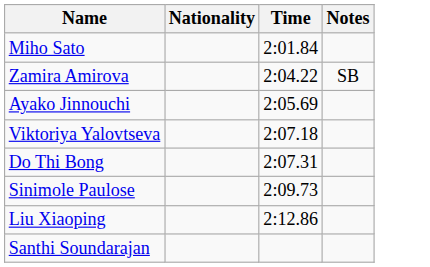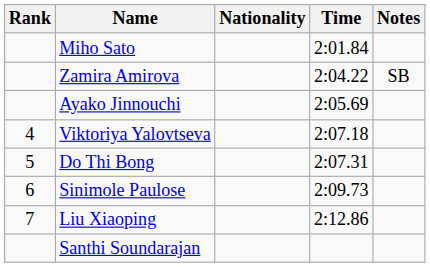+ column: (30, 18)
